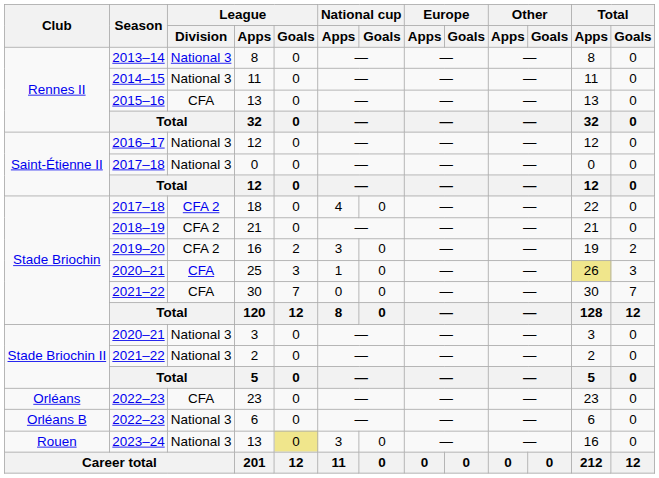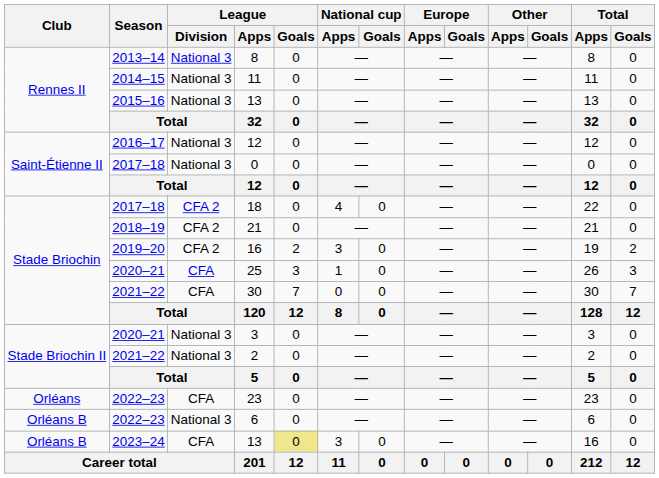(201, 100) CFA -> (201, 100) National 3
(591, 270) khaki background -> (591, 270) no background
(57, 441) Rouen -> (57, 441) Orléans B
(201, 441) National 3 -> (201, 441) CFA
